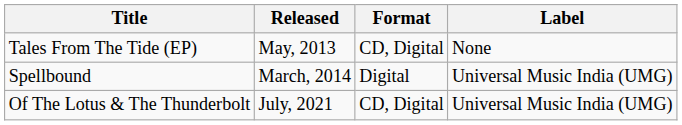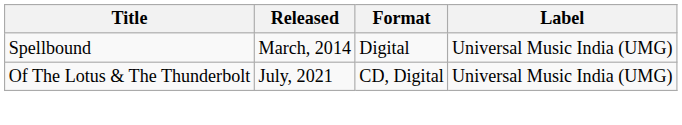- row: (103, 47)
